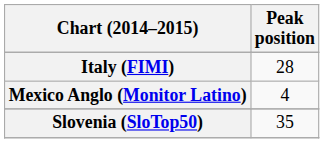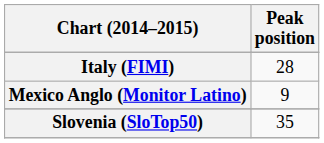(285, 94) 4 -> (285, 94) 9
